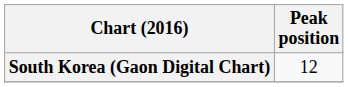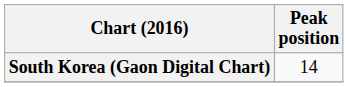(309, 67) 12 -> (309, 67) 14
